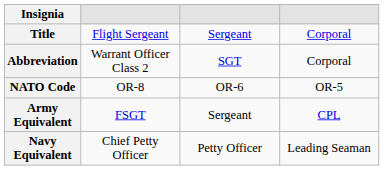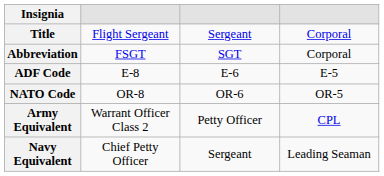(130, 61) Warrant Officer Class 2 -> (130, 53) FSGT
+ row: (43, 73)
(130, 114) FSGT -> (130, 120) Warrant Officer Class 2
(230, 114) Sergeant -> (230, 120) Petty Officer
(230, 148) Petty Officer -> (230, 154) Sergeant
